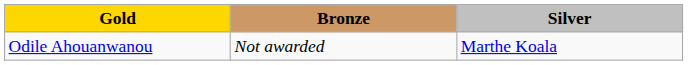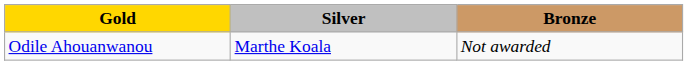columns swapped: (570, 18) <-> (344, 18)
